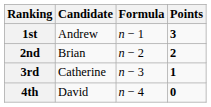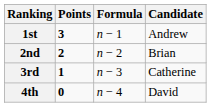columns swapped: (85, 14) <-> (187, 14)
